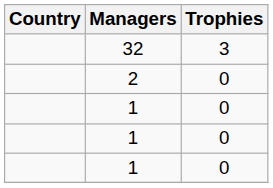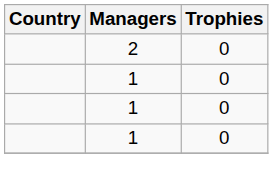- row: (133, 49)
